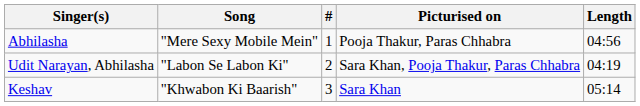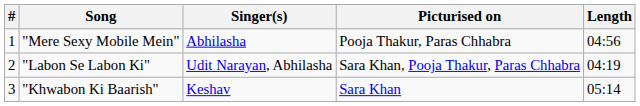columns swapped: (329, 16) <-> (81, 16)
